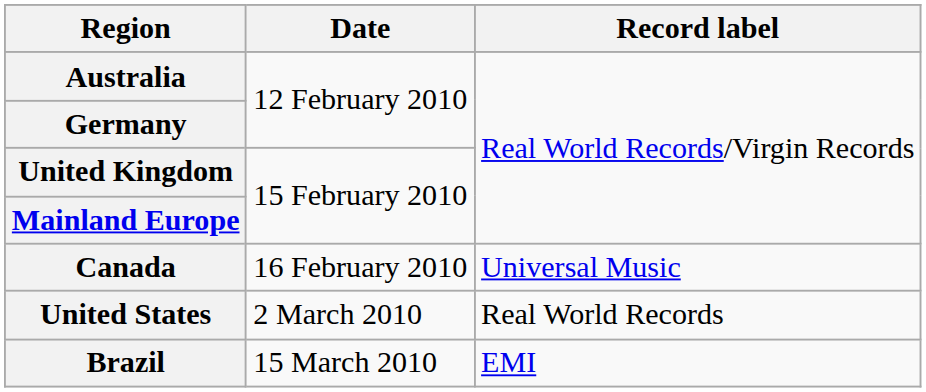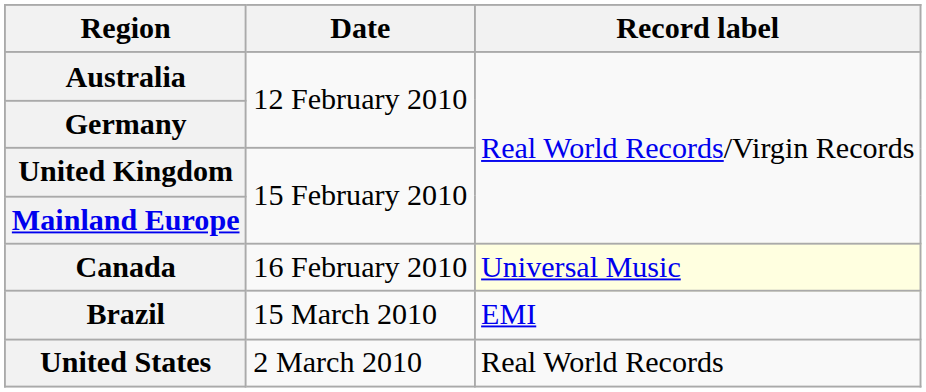(581, 266) no background -> (581, 266) lightyellow background
rows swapped: (126, 314) <-> (126, 362)
